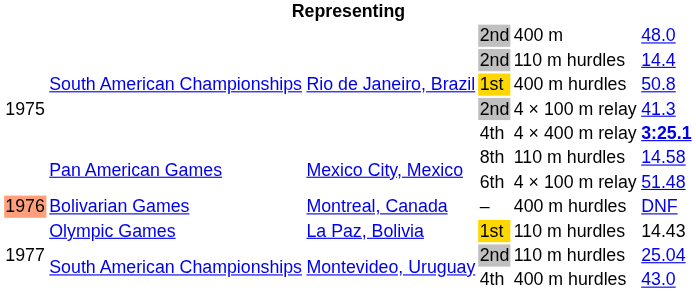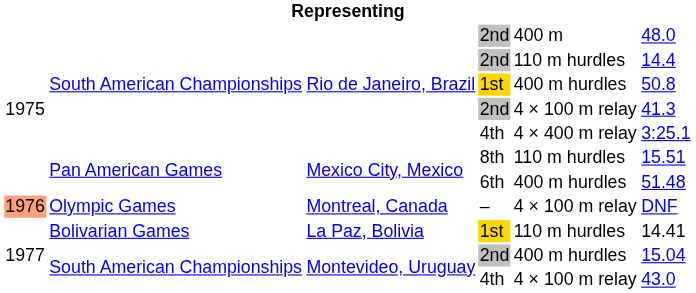(666, 133) bold -> (666, 133) normal
(663, 157) 14.58 -> (663, 157) 15.51
(575, 182) 4 × 100 m relay -> (570, 182) 400 m hurdles
(119, 206) Bolivarian Games -> (112, 206) Olympic Games
(570, 206) 400 m hurdles -> (575, 206) 4 × 100 m relay
(112, 231) Olympic Games -> (119, 231) Bolivarian Games
(663, 231) 14.43 -> (663, 231) 14.41
(569, 255) 110 m hurdles -> (570, 255) 400 m hurdles
(663, 255) 25.04 -> (663, 255) 15.04
(570, 279) 400 m hurdles -> (575, 279) 4 × 100 m relay
